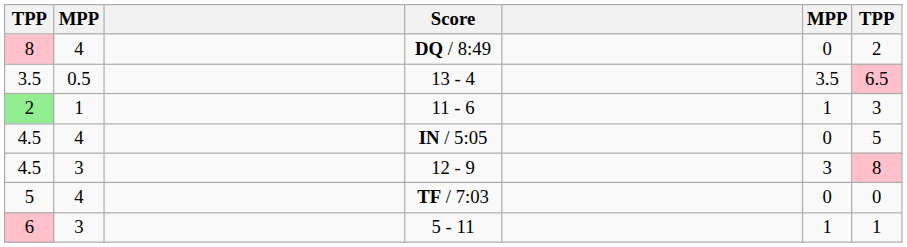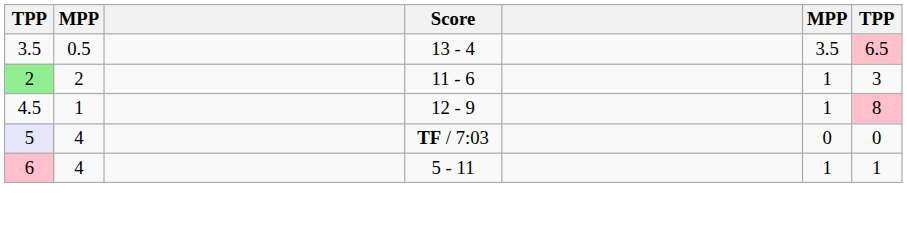- row: (453, 49)
(79, 108) 1 -> (79, 78) 2
- row: (453, 138)
(79, 167) 3 -> (79, 108) 1
(827, 167) 3 -> (827, 108) 1
(29, 197) no background -> (29, 138) lavender background
(79, 227) 3 -> (79, 167) 4
